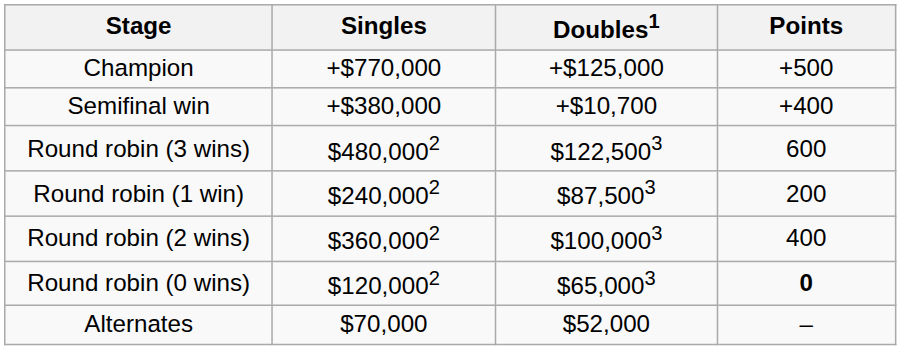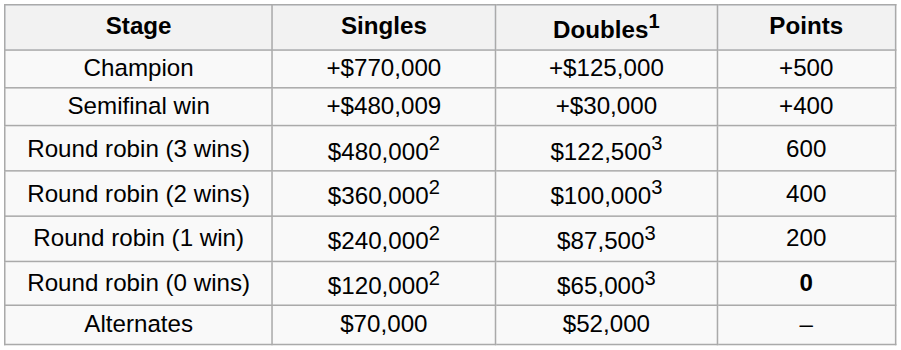(384, 106) +$380,000 -> (384, 106) +$480,009
(606, 106) +$10,700 -> (606, 106) +$30,000
rows swapped: (139, 238) <-> (139, 193)
